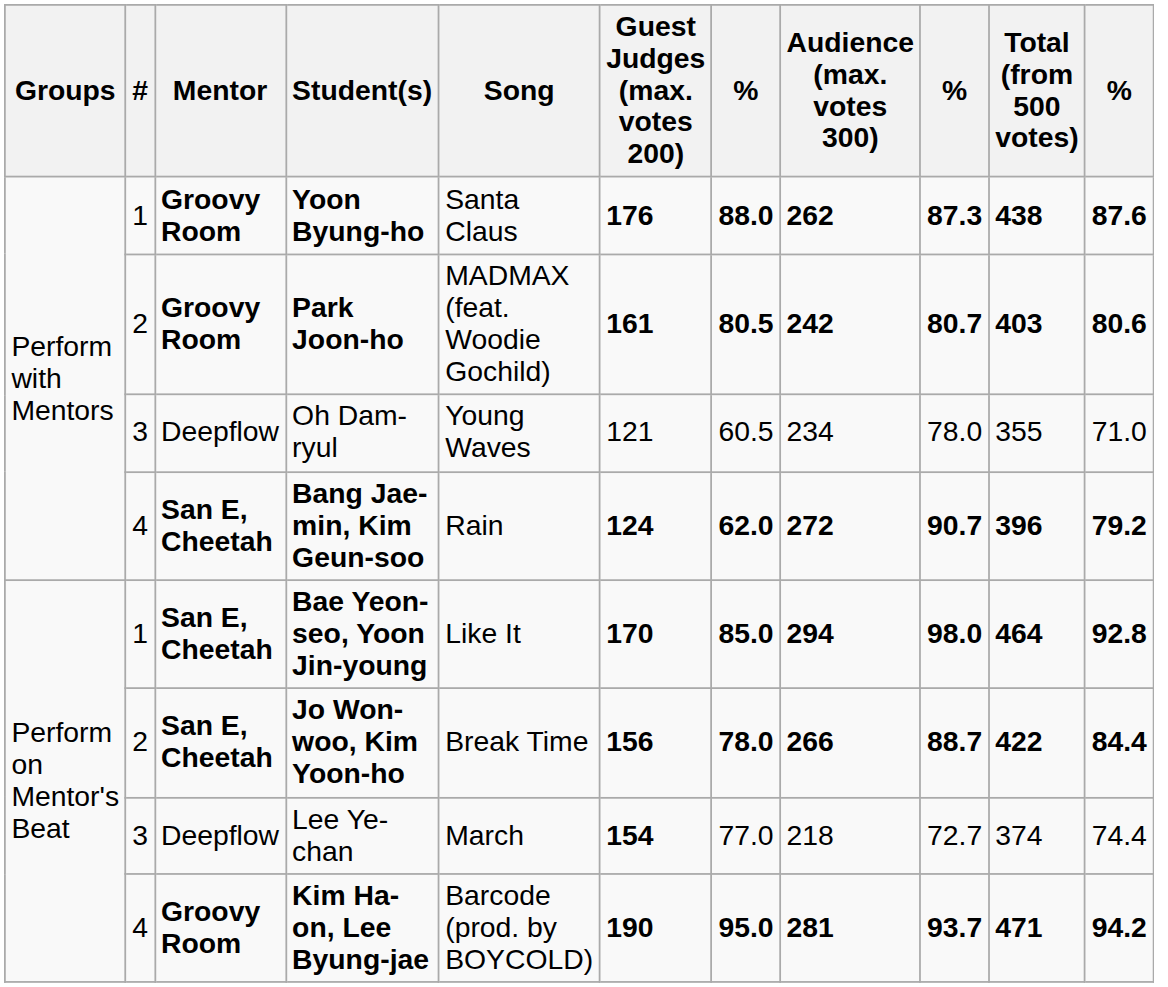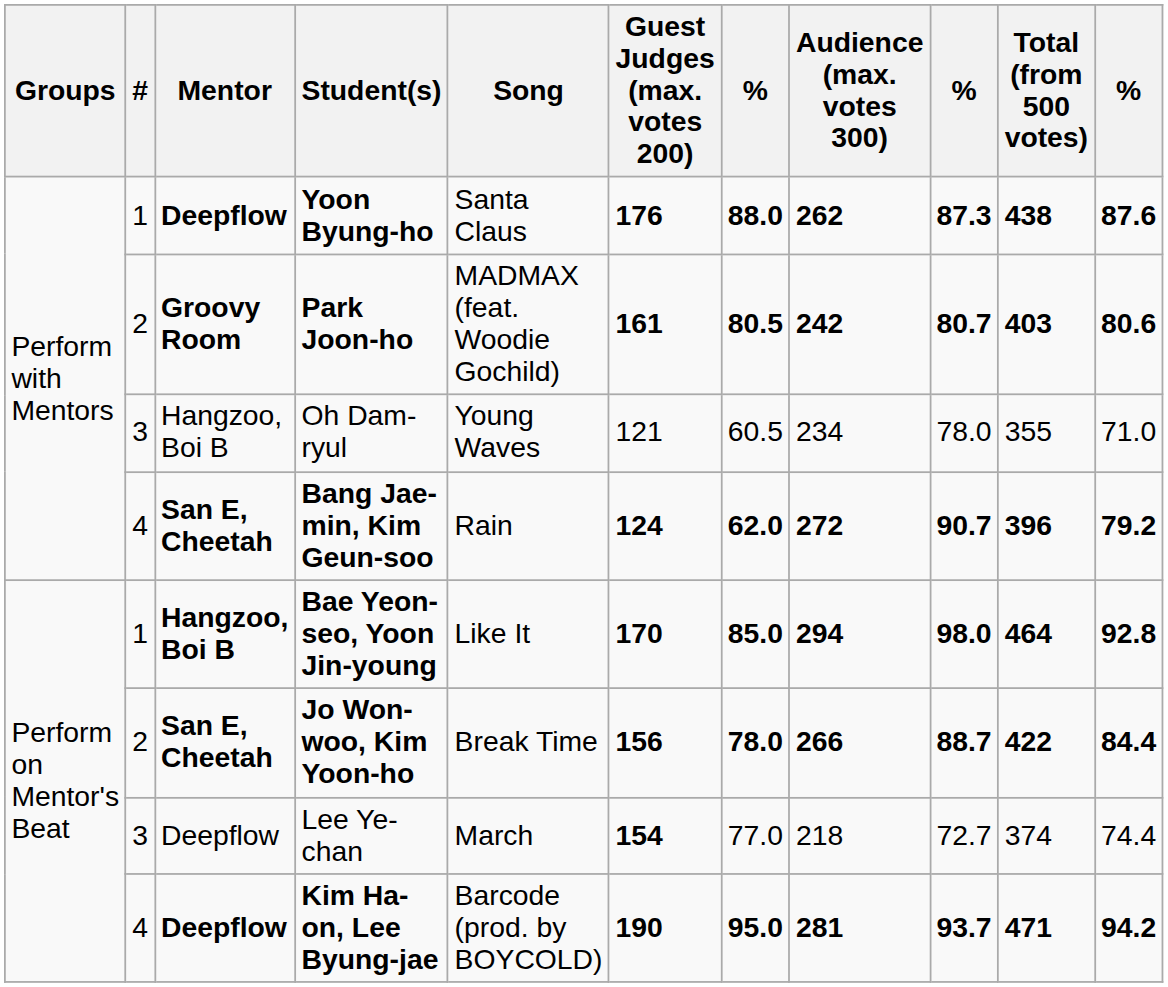(211, 215) Groovy Room -> (224, 215) Deepflow
(220, 432) Deepflow -> (222, 432) Hangzoo, Boi B
(217, 633) San E, Cheetah -> (225, 633) Hangzoo, Boi B
(211, 927) Groovy Room -> (224, 927) Deepflow
